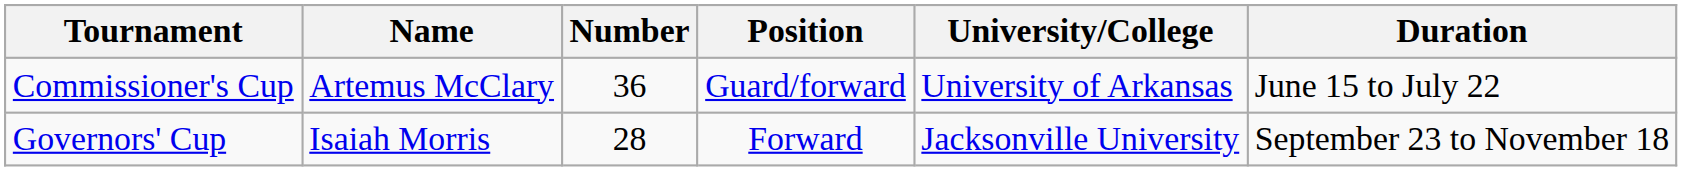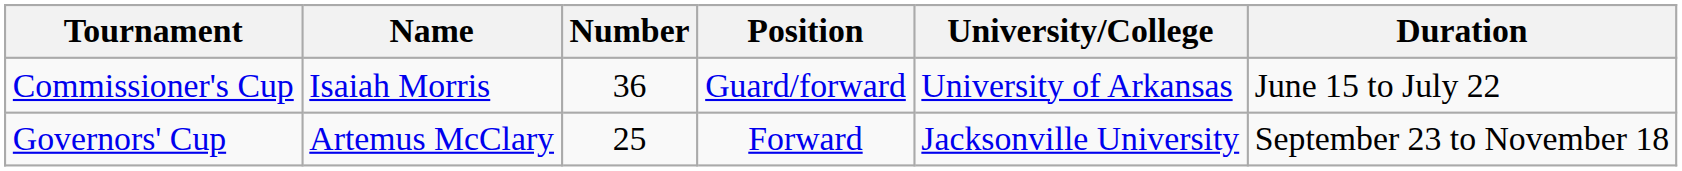(432, 84) Artemus McClary -> (400, 84) Isaiah Morris
(400, 138) Isaiah Morris -> (432, 138) Artemus McClary
(630, 138) 28 -> (630, 138) 25
